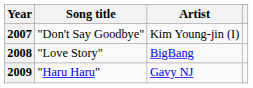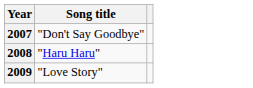- column: (195, 14)
(70, 53) "Love Story" -> (69, 53) "Haru Haru"
(69, 72) "Haru Haru" -> (70, 72) "Love Story"
